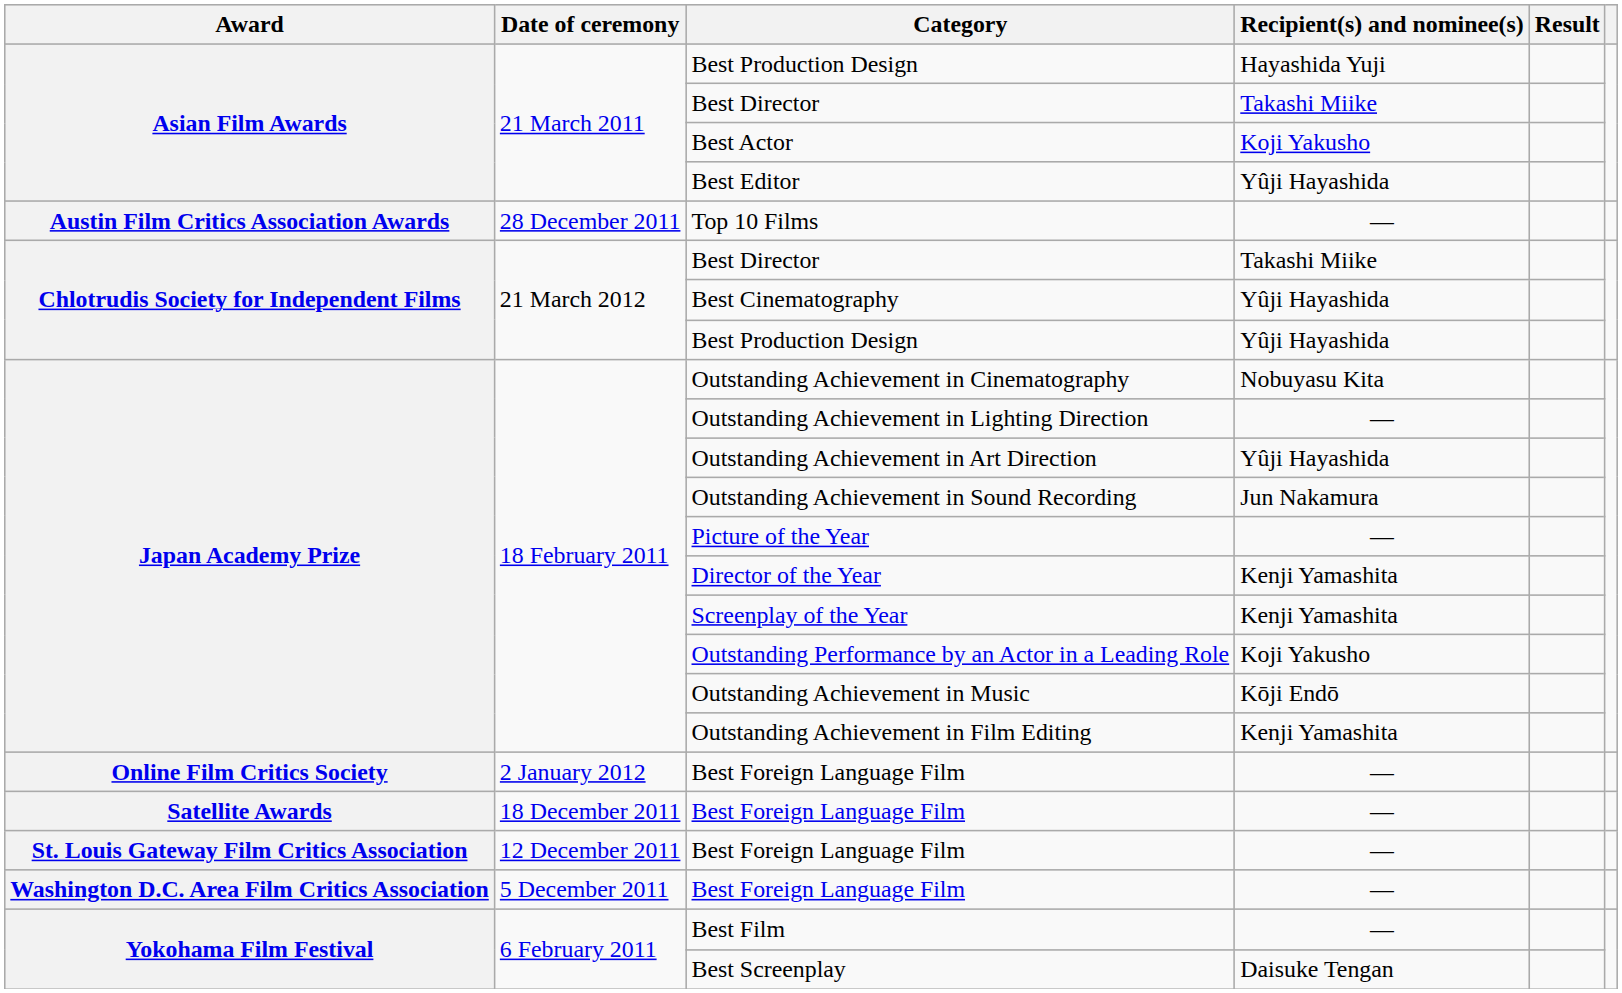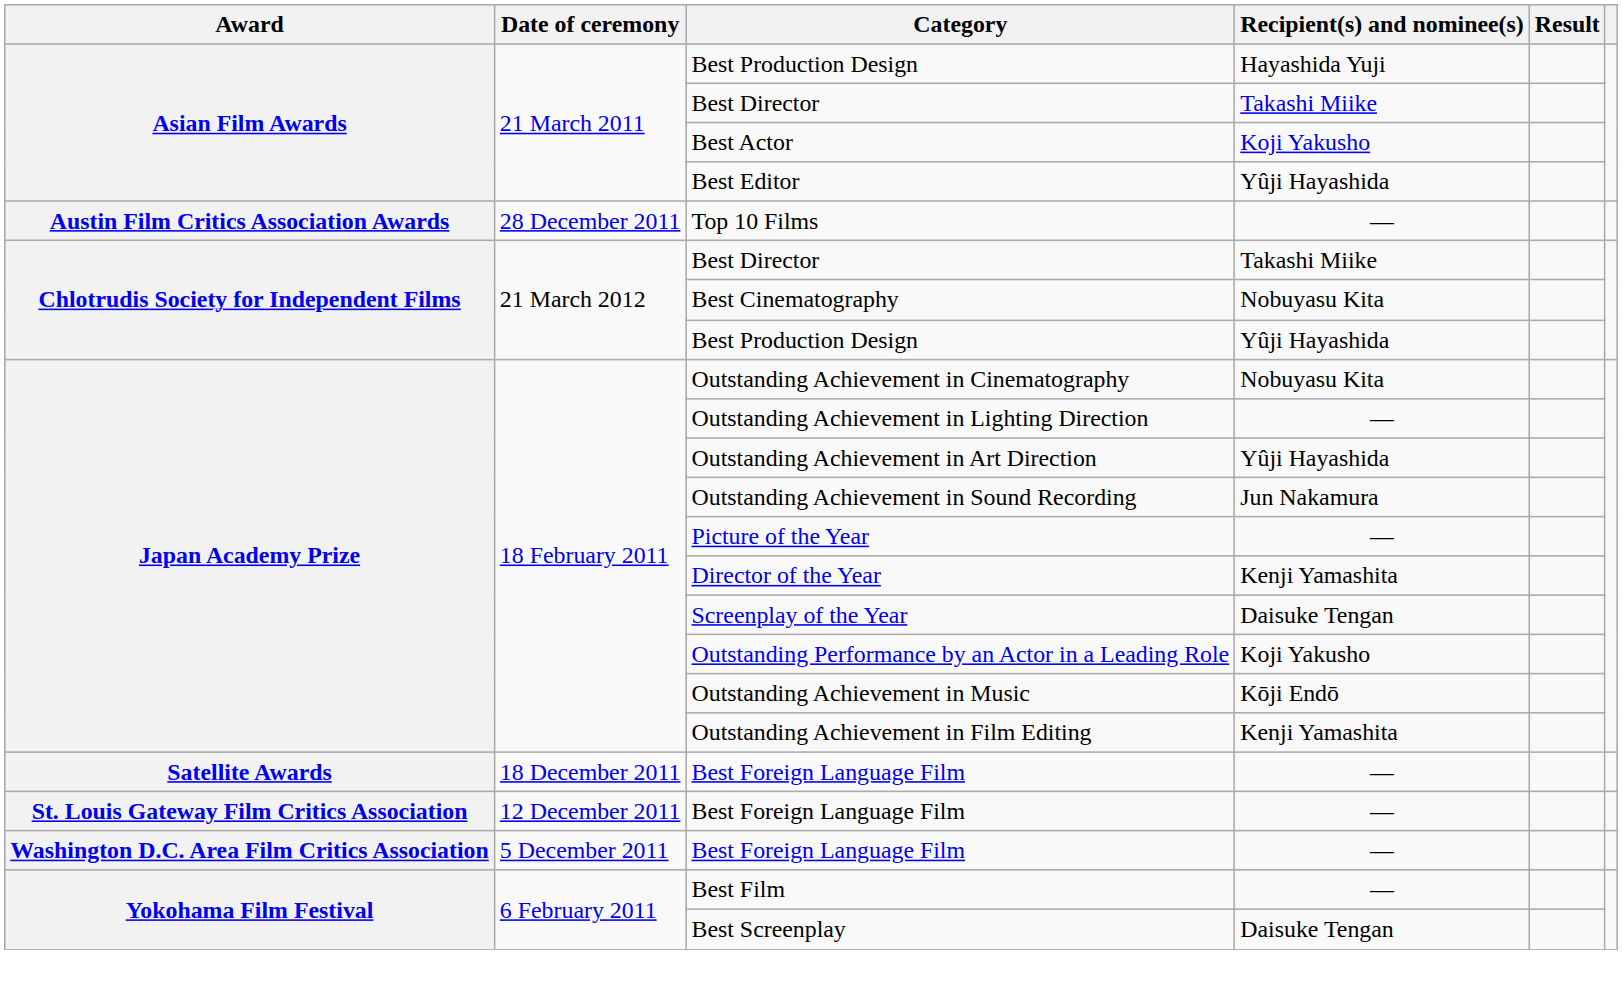(1315, 299) Yûji Hayashida -> (1312, 299) Nobuyasu Kita
(1319, 614) Kenji Yamashita -> (1317, 614) Daisuke Tengan
- row: (250, 771)
